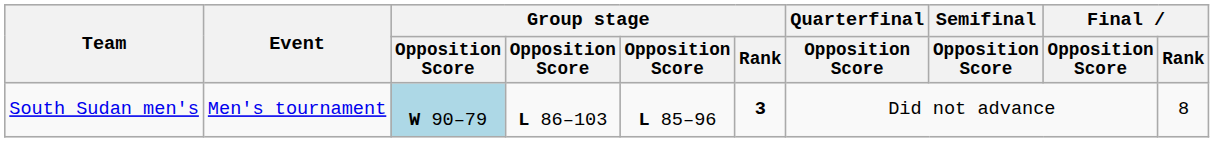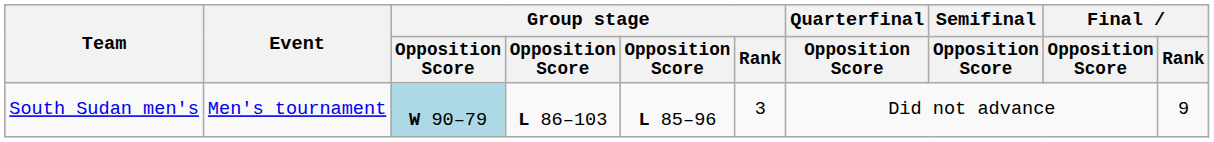(760, 109) bold -> (760, 109) normal
(1183, 109) 8 -> (1183, 109) 9
